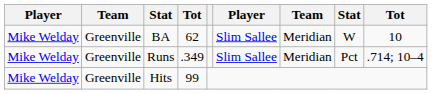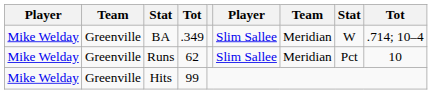(192, 36) 62 -> (192, 36) .349
(395, 36) 10 -> (395, 36) .714; 10–4
(192, 57) .349 -> (192, 57) 62
(395, 57) .714; 10–4 -> (395, 57) 10
